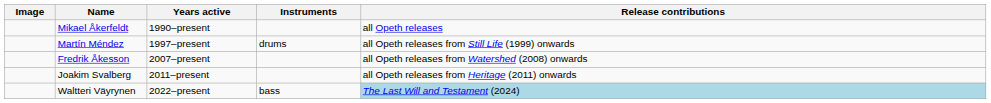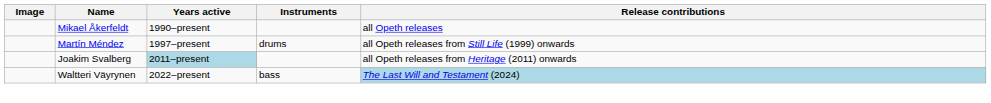- row: (94, 59)
(179, 75) no background -> (179, 59) lightblue background
